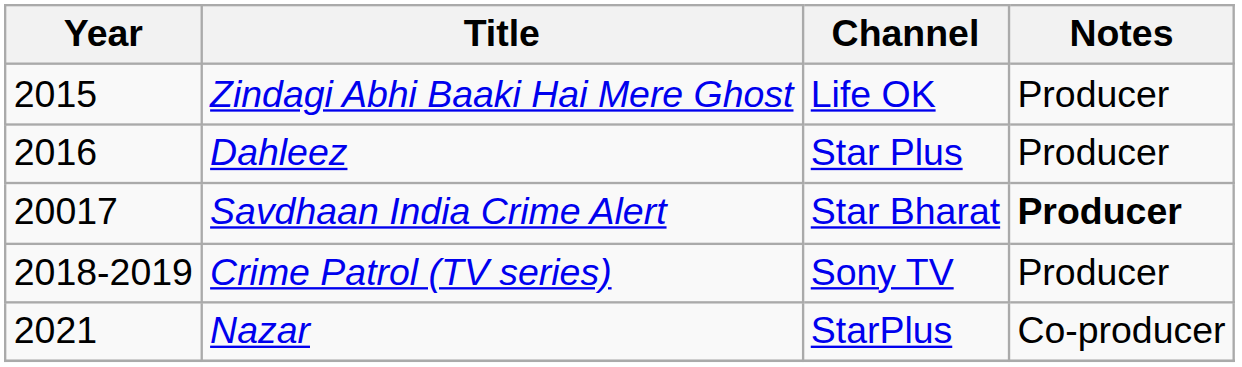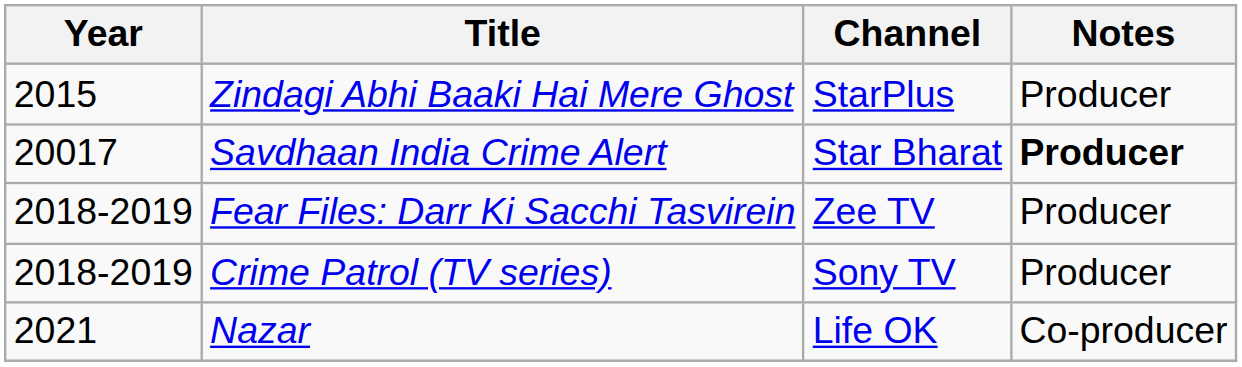(873, 93) Life OK -> (883, 93) StarPlus
- row: (279, 152)
+ row: (503, 212)
(881, 331) StarPlus -> (875, 331) Life OK
